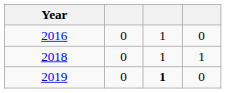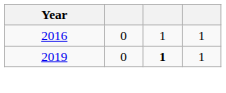(202, 35) 0 -> (202, 35) 1
- row: (54, 56)
(202, 77) 0 -> (202, 56) 1
